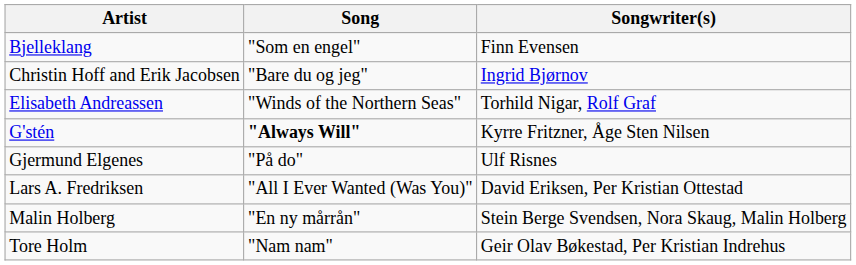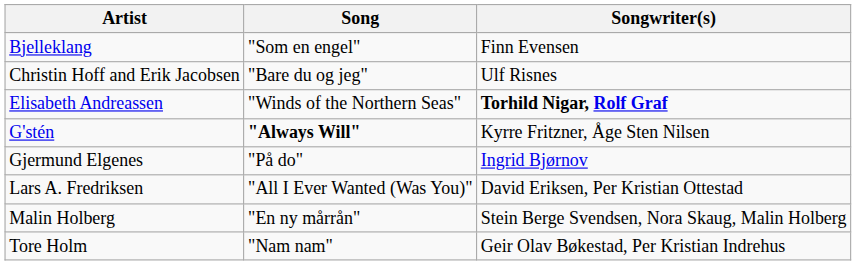(534, 75) Ingrid Bjørnov -> (519, 75) Ulf Risnes
(568, 103) normal -> (574, 103) bold
(519, 160) Ulf Risnes -> (534, 160) Ingrid Bjørnov
